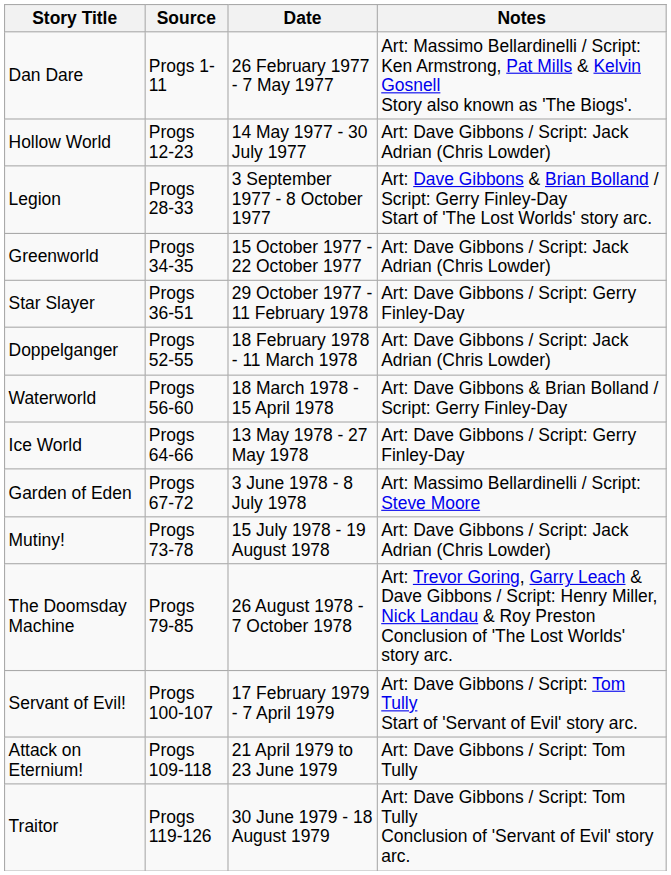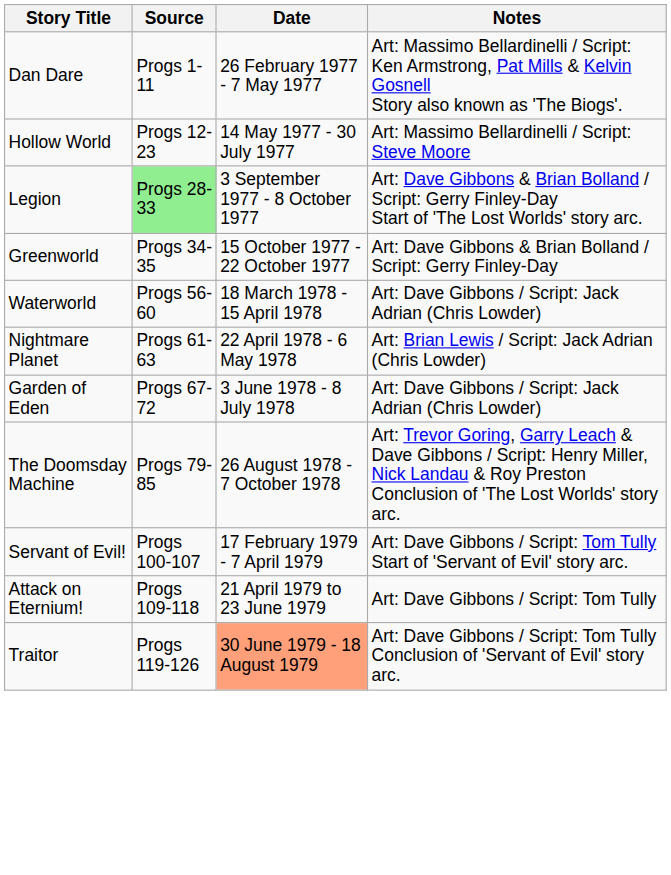(505, 142) Art: Dave Gibbons / Script: Jack Adrian (Chris Lowder) -> (501, 142) Art: Massimo Bellardinelli / Script: Steve Moore
(172, 199) no background -> (174, 199) lightgreen background
(505, 256) Art: Dave Gibbons / Script: Jack Adrian (Chris Lowder) -> (510, 256) Art: Dave Gibbons & Brian Bolland / Script: Gerry Finley-Day
- row: (52, 303)
- row: (63, 351)
(520, 398) Art: Dave Gibbons & Brian Bolland / Script: Gerry Finley-Day -> (495, 303) Art: Dave Gibbons / Script: Jack Adrian (Chris Lowder)
+ row: (49, 351)
- row: (45, 445)
(511, 492) Art: Massimo Bellardinelli / Script: Steve Moore -> (495, 398) Art: Dave Gibbons / Script: Jack Adrian (Chris Lowder)
- row: (37, 540)
(302, 827) no background -> (290, 656) lightsalmon background
